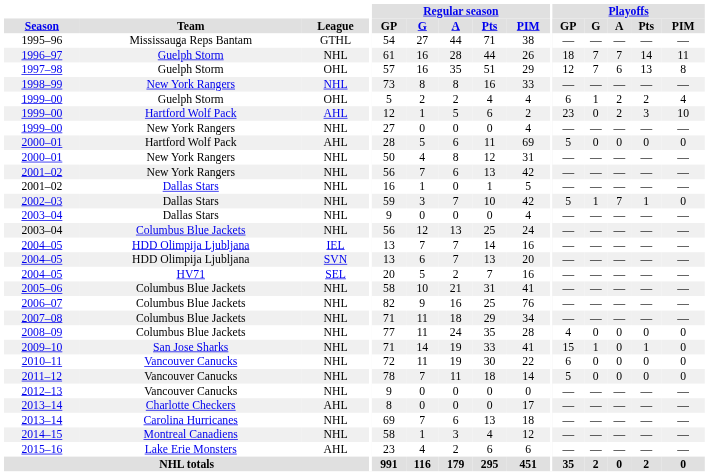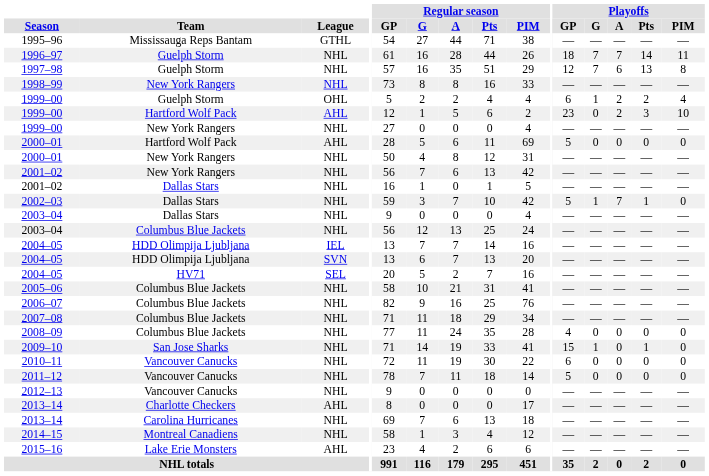(336, 69) OHL -> (336, 69) NHL
